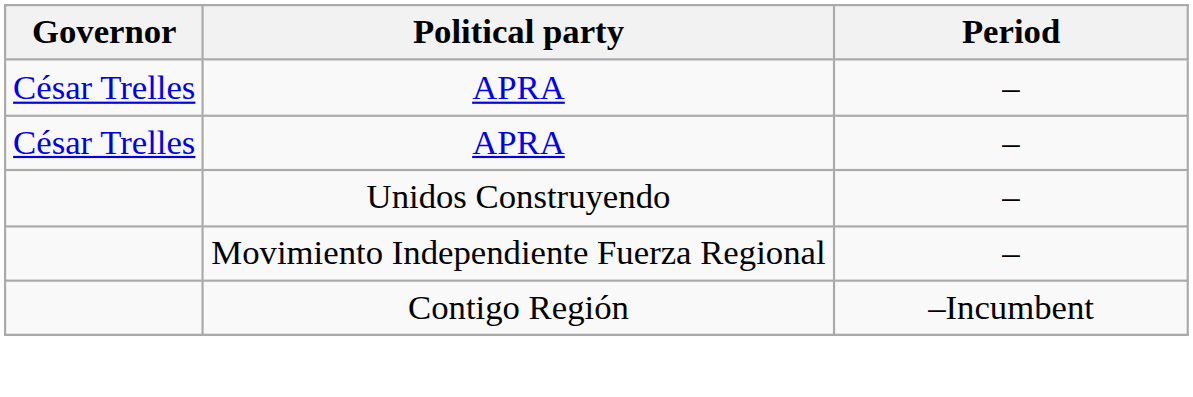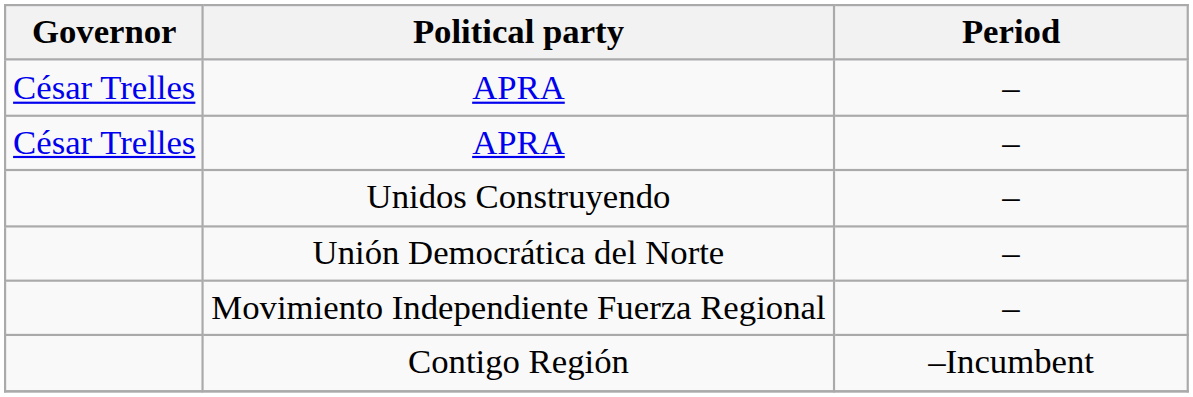+ row: (104, 253)
